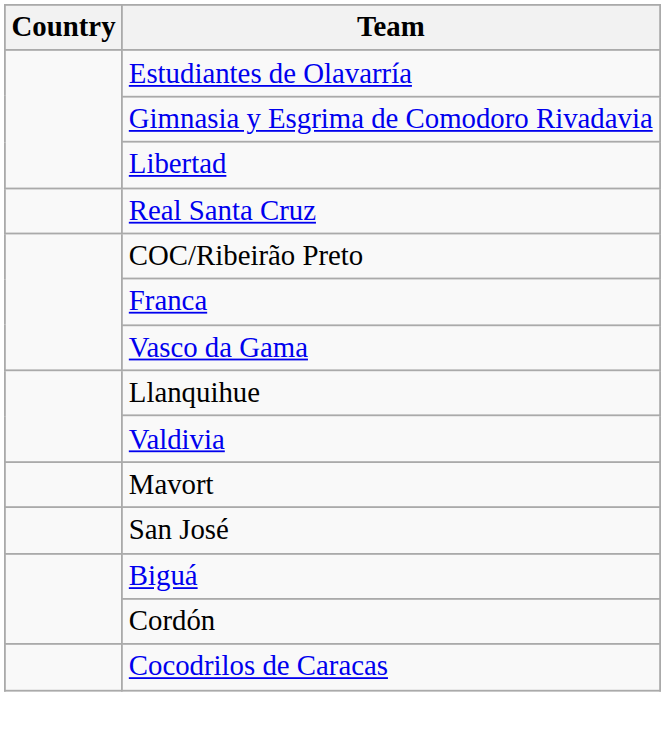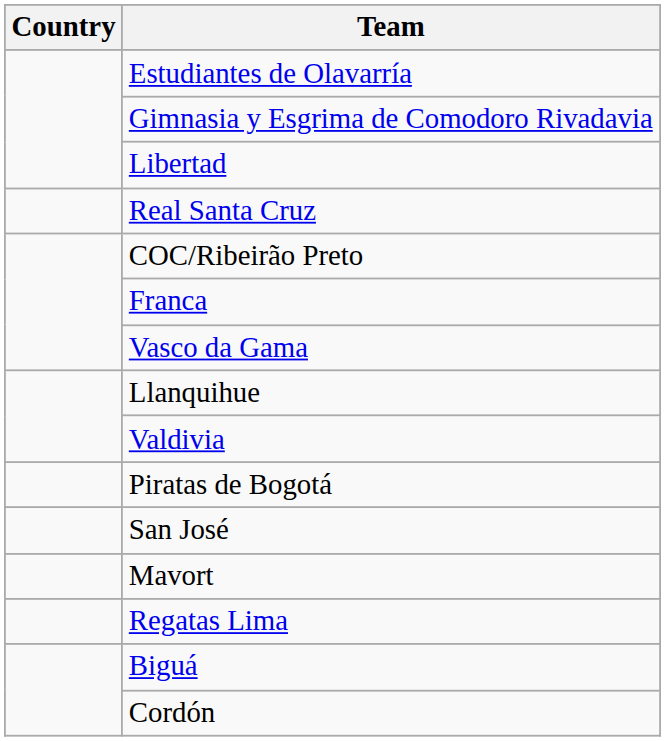+ row: (230, 484)
rows swapped: (171, 484) <-> (179, 529)
+ row: (208, 621)
- row: (258, 666)
